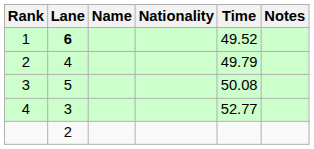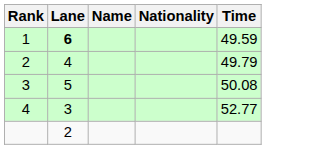- column: (285, 16)
(239, 39) 49.52 -> (239, 39) 49.59
